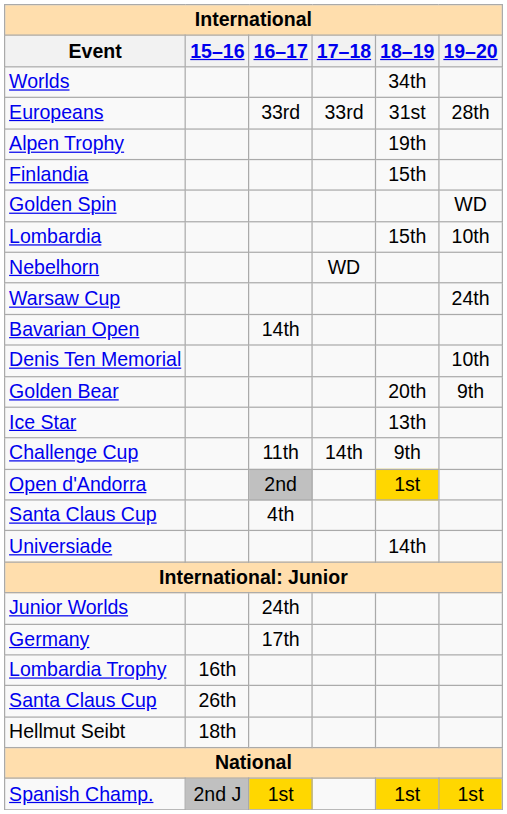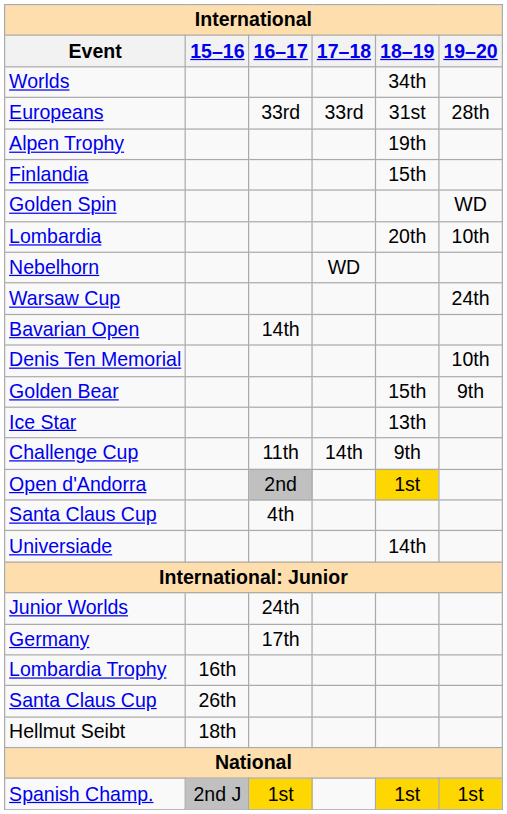(407, 236) 15th -> (407, 236) 20th
(407, 391) 20th -> (407, 391) 15th
